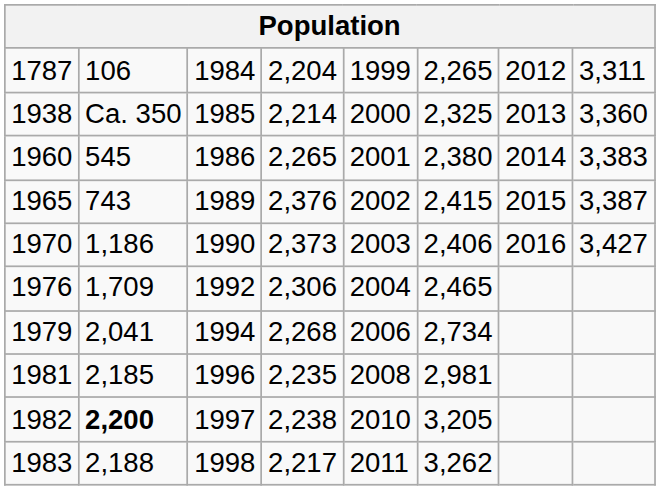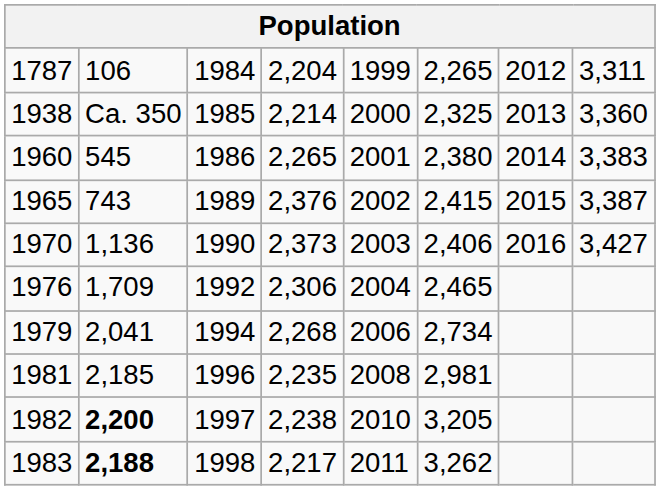(120, 244) 1,186 -> (120, 244) 1,136
(120, 462) normal -> (120, 462) bold
